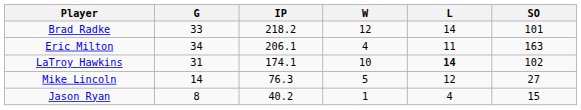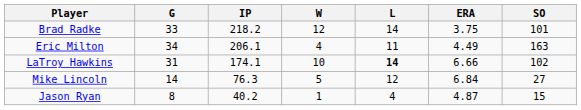+ column: (466, 13)
